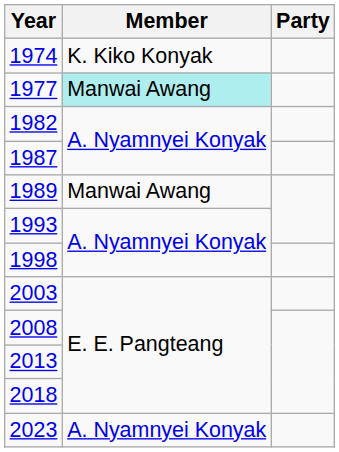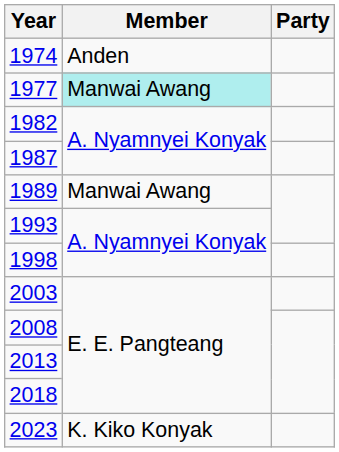(140, 55) K. Kiko Konyak -> (98, 55) Anden
(167, 429) A. Nyamnyei Konyak -> (140, 429) K. Kiko Konyak
